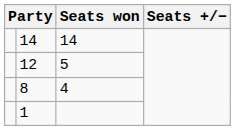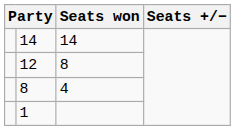(64, 65) 5 -> (64, 65) 8
